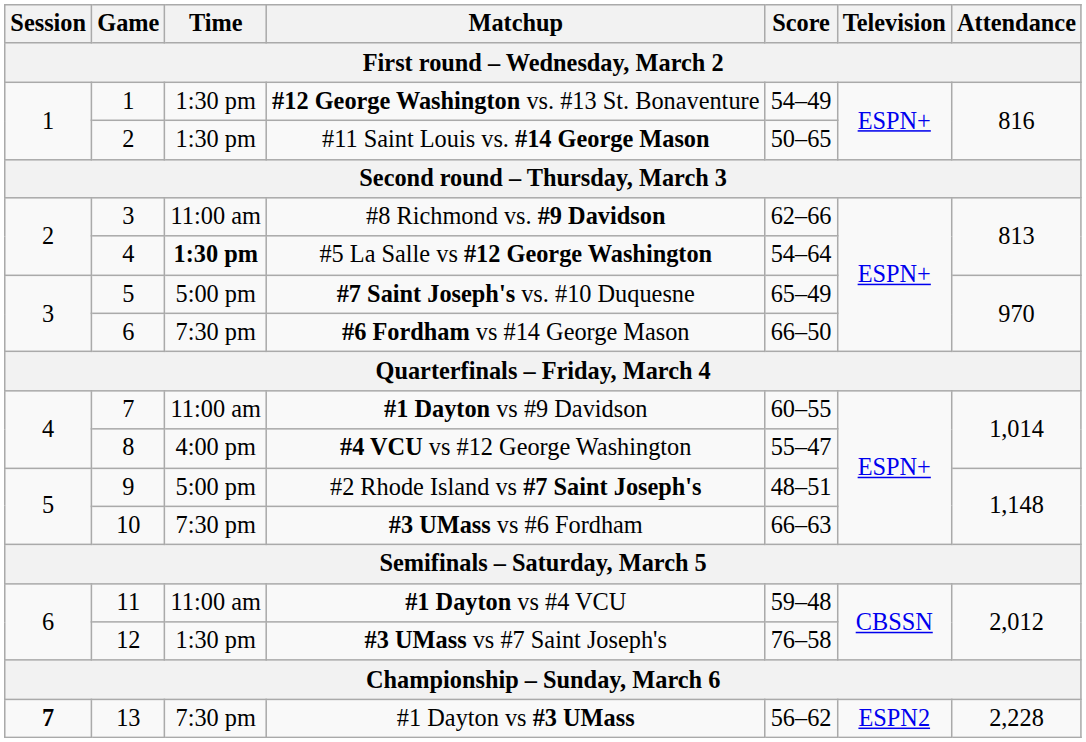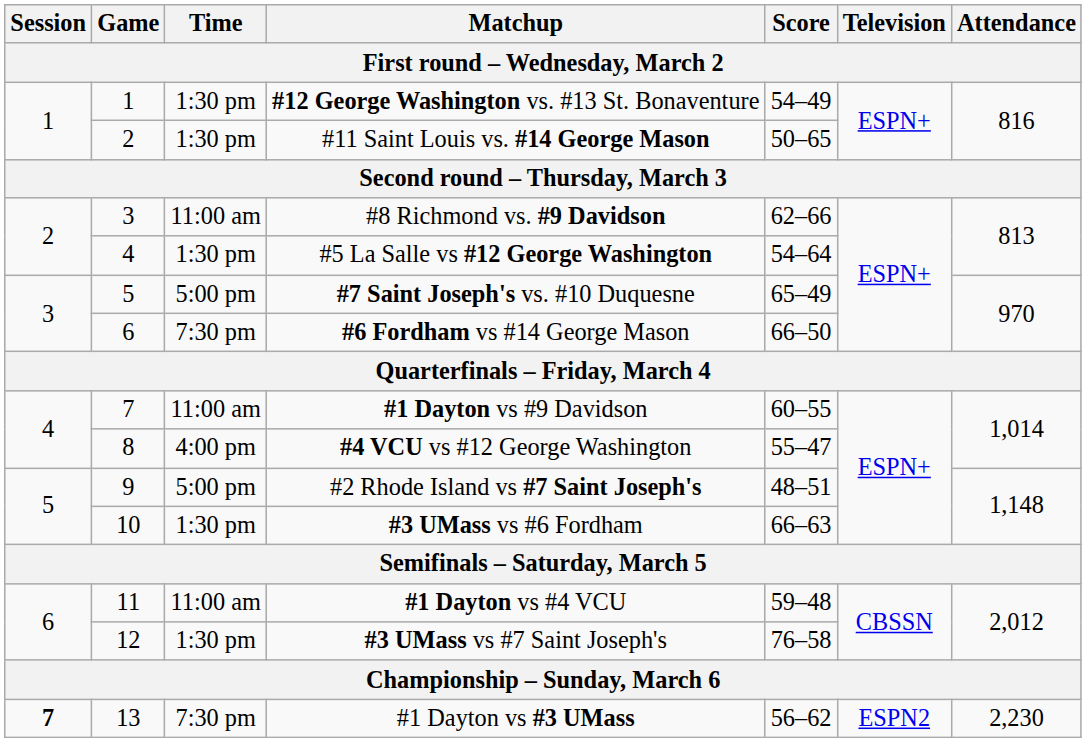(216, 255) bold -> (216, 255) normal
(216, 525) 7:30 pm -> (216, 525) 1:30 pm
(1016, 718) 2,228 -> (1016, 718) 2,230
